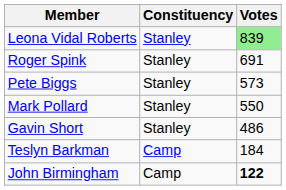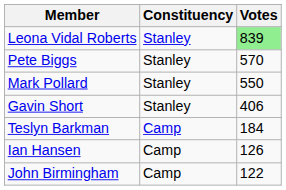- row: (47, 60)
(252, 83) 573 -> (252, 60) 570
(252, 128) 486 -> (252, 106) 406
+ row: (44, 151)
(252, 173) bold -> (252, 173) normal
